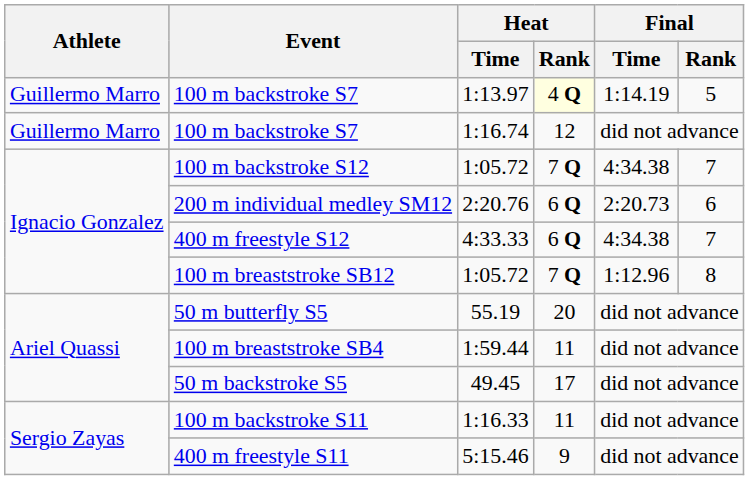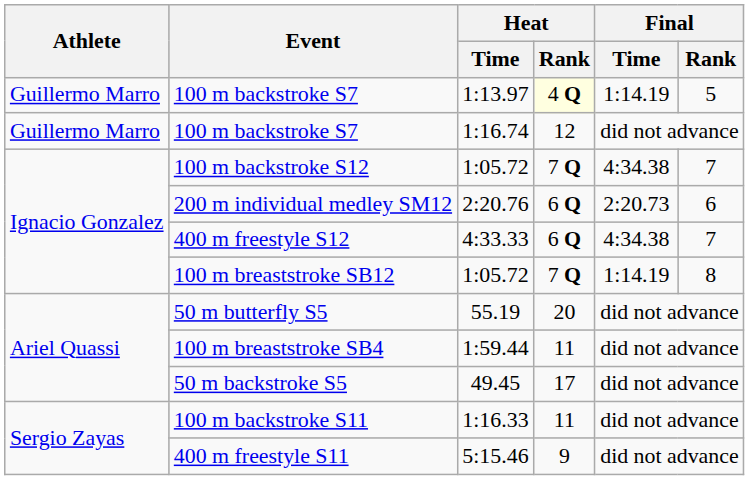(636, 275) 1:12.96 -> (636, 275) 1:14.19
